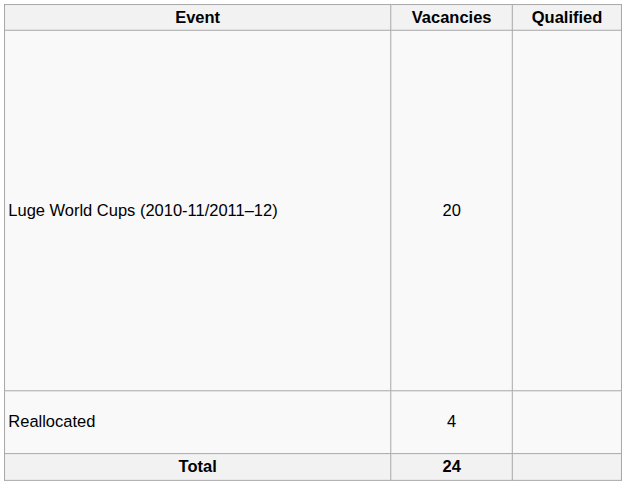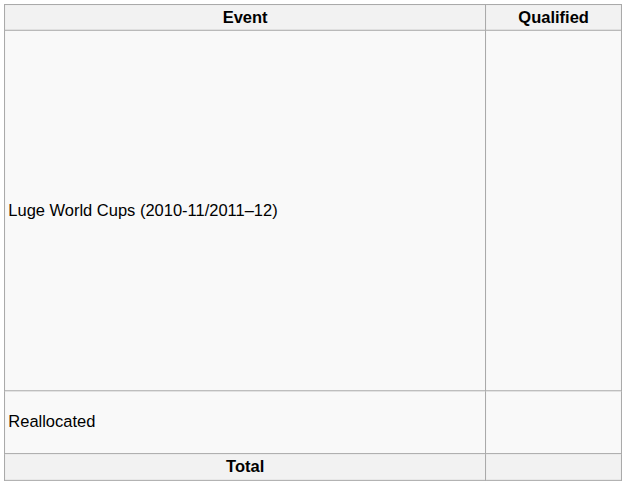- column: (452, 17)
